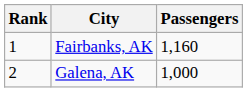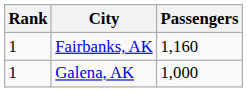(13, 73) 2 -> (13, 73) 1
